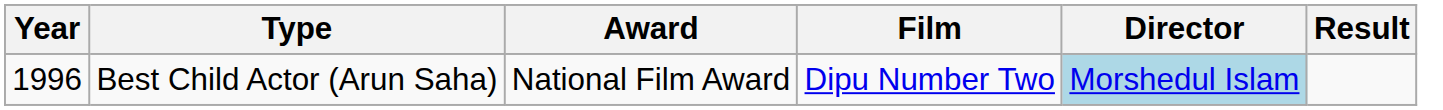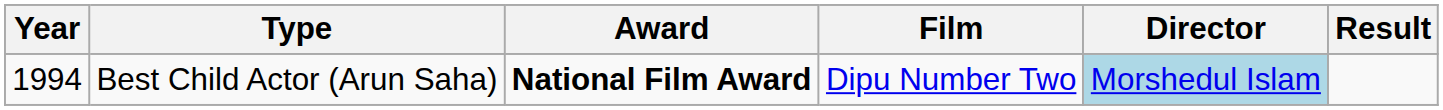(47, 79) 1996 -> (47, 79) 1994
(651, 79) normal -> (662, 79) bold
